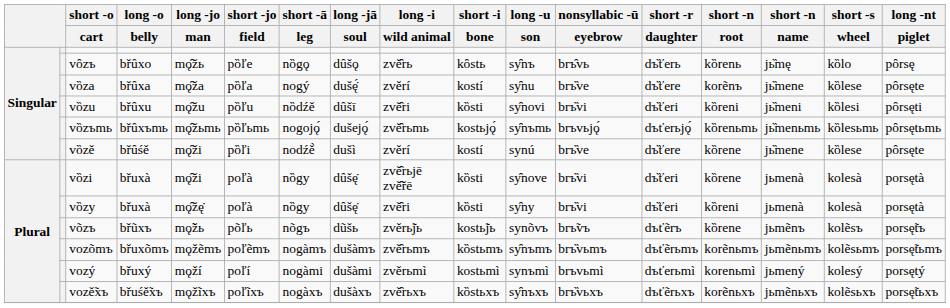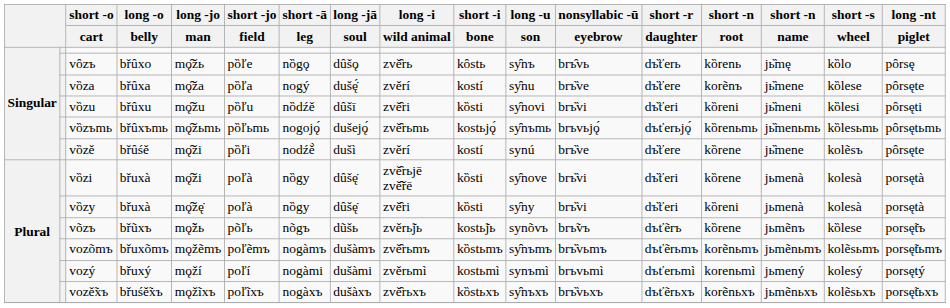(845, 149) kȍlese -> (845, 149) kolẽsъ
(845, 228) kolẽsъ -> (845, 228) kȍlese
